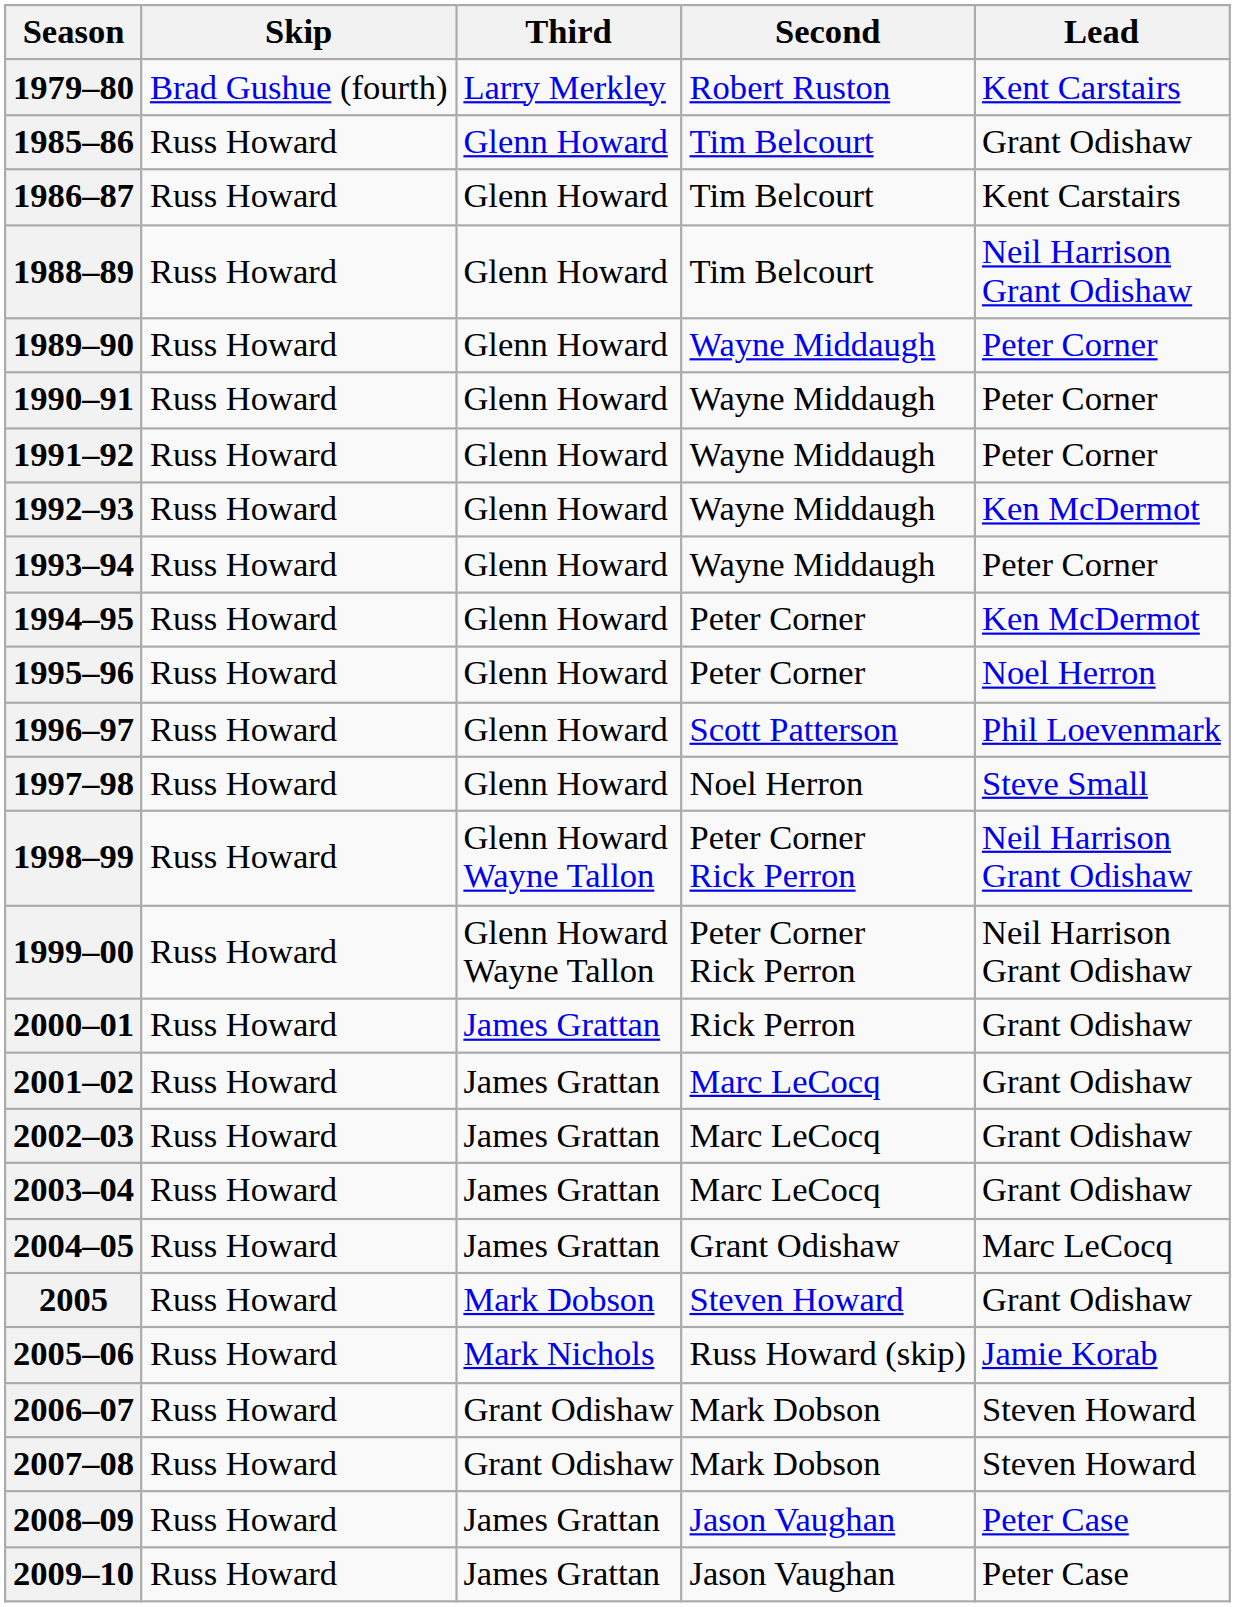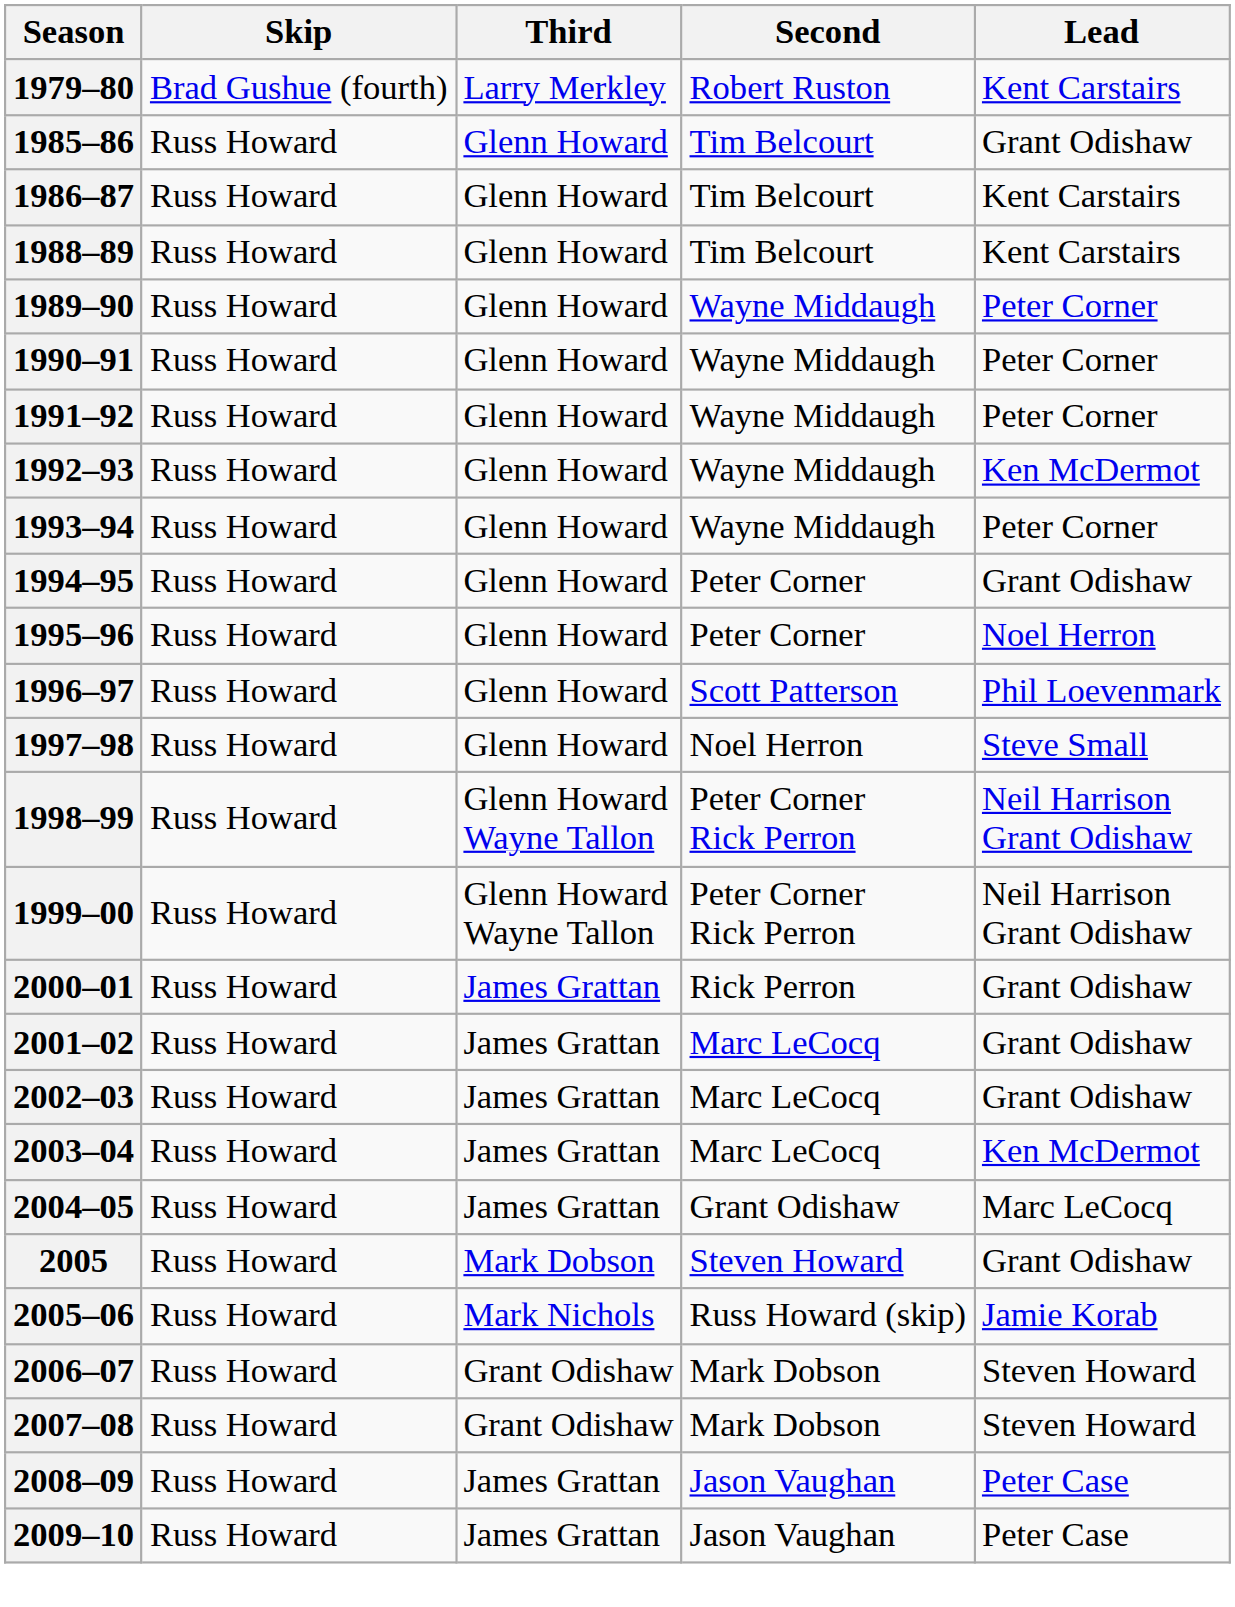(1087, 270) Neil Harrison Grant Odishaw -> (1081, 251) Kent Carstairs
(1091, 618) Ken McDermot -> (1087, 580) Grant Odishaw
(1087, 1189) Grant Odishaw -> (1091, 1151) Ken McDermot
